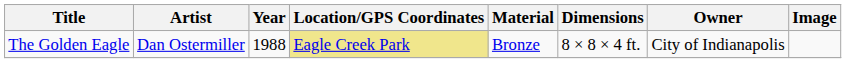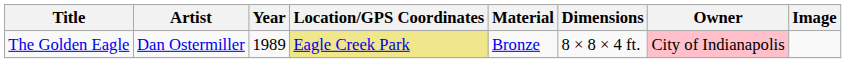(269, 44) 1988 -> (269, 44) 1989
(718, 44) no background -> (718, 44) pink background
